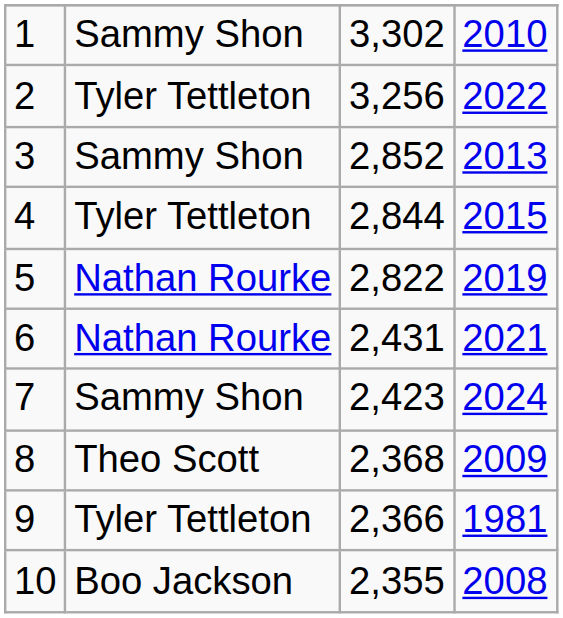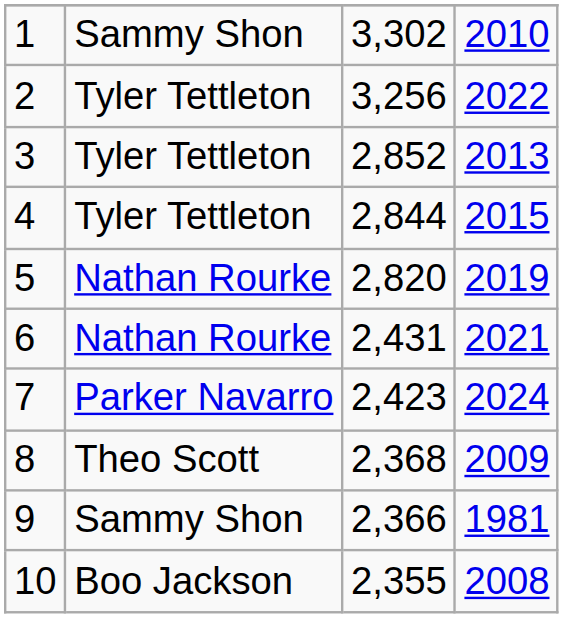(189, 156) Sammy Shon -> (193, 156) Tyler Tettleton
(397, 277) 2,822 -> (399, 277) 2,820
(189, 398) Sammy Shon -> (204, 398) Parker Navarro
(193, 519) Tyler Tettleton -> (189, 519) Sammy Shon
